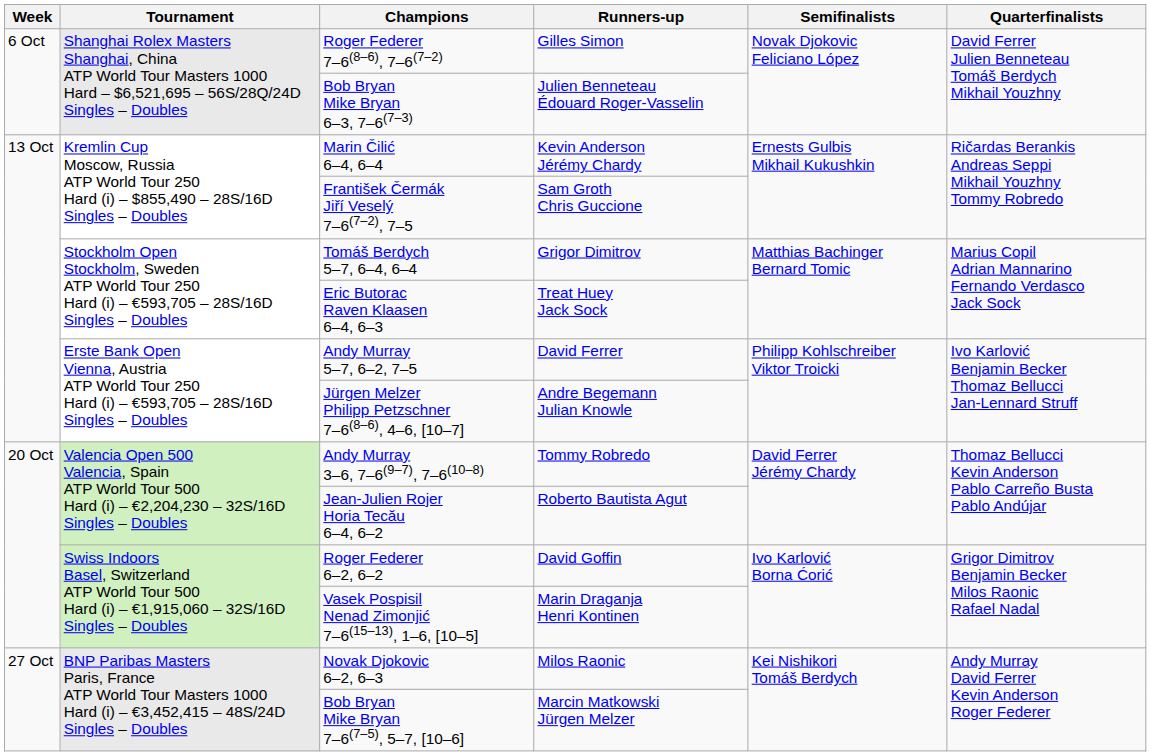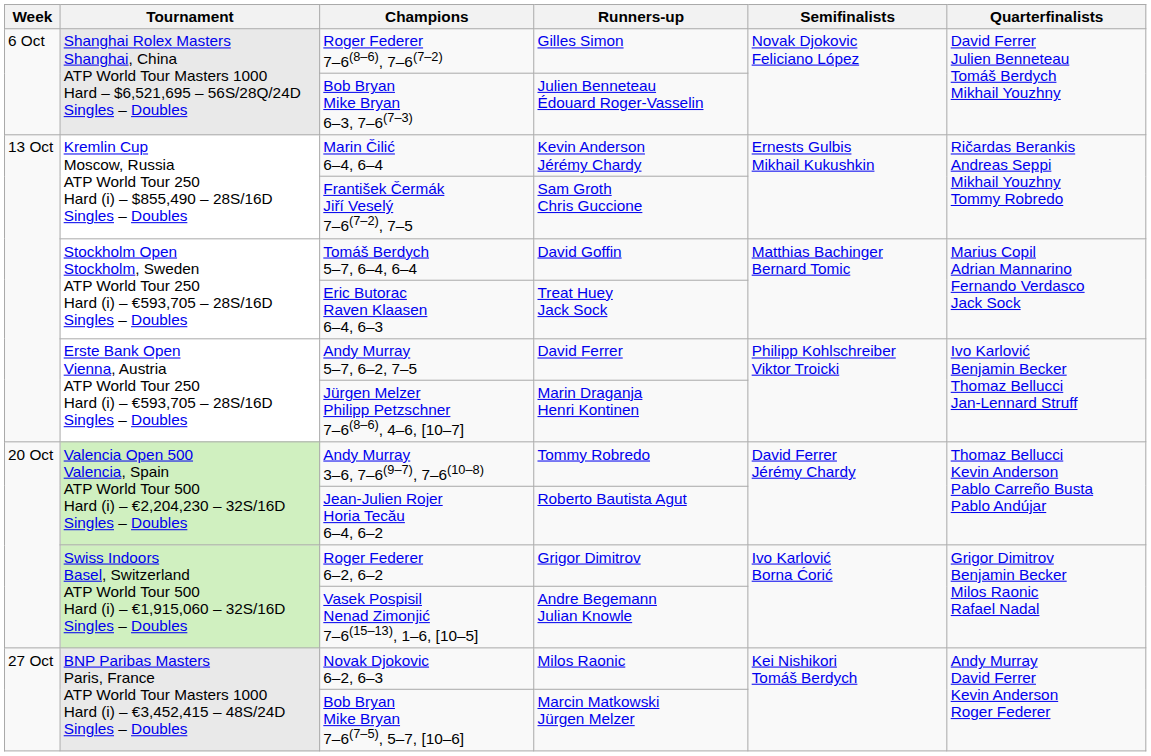(589, 251) Grigor Dimitrov -> (580, 251) David Goffin
(597, 401) Andre Begemann Julian Knowle -> (590, 401) Marin Draganja Henri Kontinen
(580, 557) David Goffin -> (589, 557) Grigor Dimitrov
(590, 607) Marin Draganja Henri Kontinen -> (597, 607) Andre Begemann Julian Knowle
